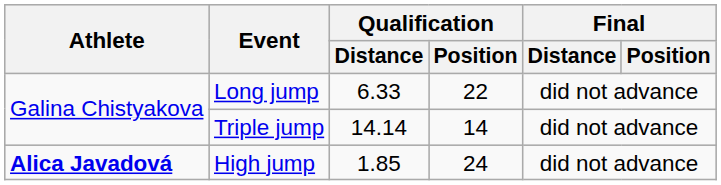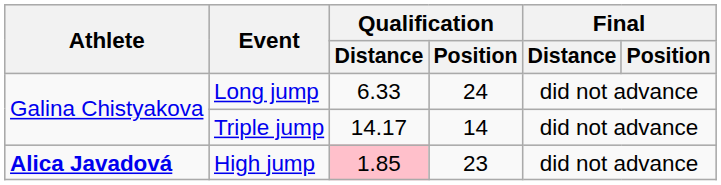(475, 92) 22 -> (475, 92) 24
(379, 127) 14.14 -> (379, 127) 14.17
(379, 163) no background -> (379, 163) pink background
(475, 163) 24 -> (475, 163) 23
